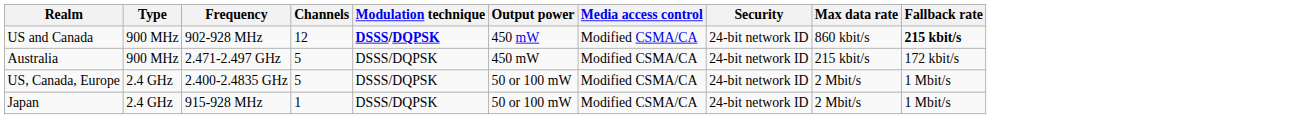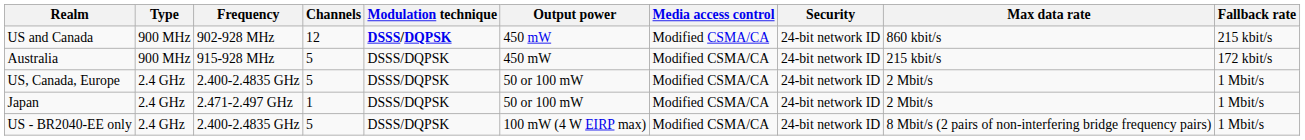(933, 37) bold -> (1245, 37) normal
(233, 59) 2.471-2.497 GHz -> (236, 59) 915-928 MHz
(224, 102) 915-928 MHz -> (245, 102) 2.471-2.497 GHz
+ row: (70, 124)
